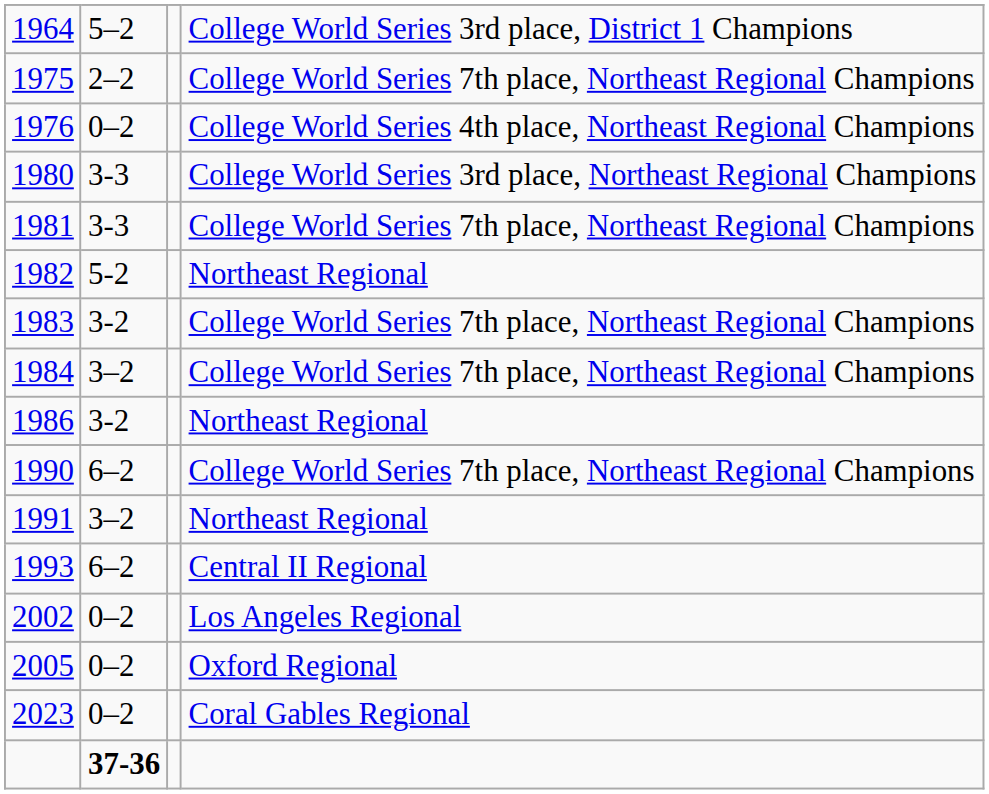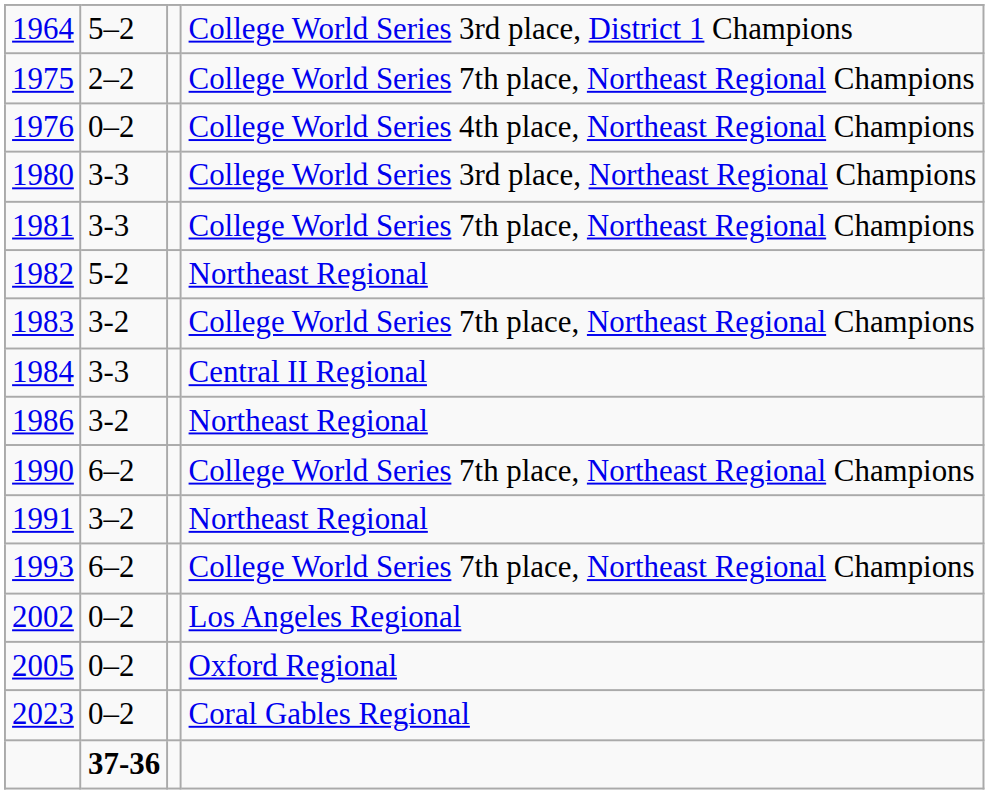(111, 371) 3–2 -> (109, 371) 3-3
(582, 371) College World Series 7th place, Northeast Regional Champions -> (308, 371) Central II Regional
(308, 567) Central II Regional -> (582, 567) College World Series 7th place, Northeast Regional Champions
